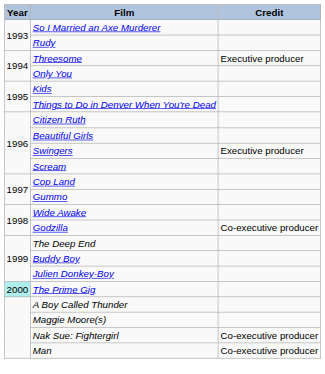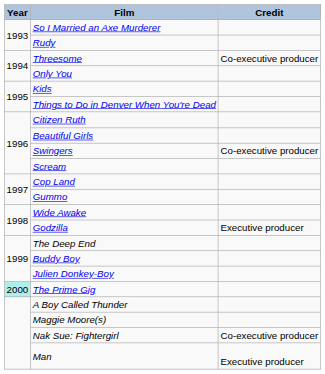(262, 58) Executive producer -> (269, 58) Co-executive producer
(262, 151) Executive producer -> (269, 151) Co-executive producer
(269, 228) Co-executive producer -> (262, 228) Executive producer
(269, 351) Co-executive producer -> (262, 362) Executive producer
